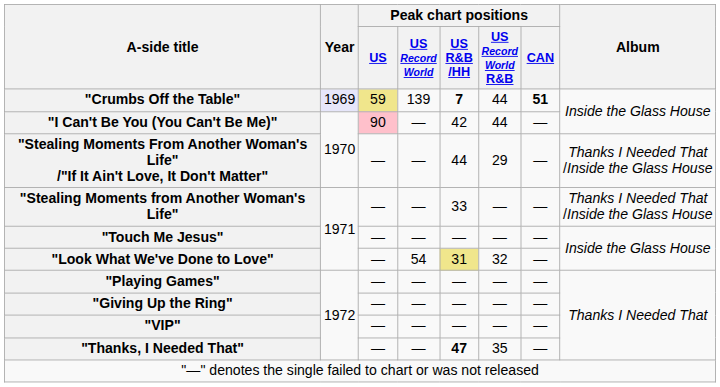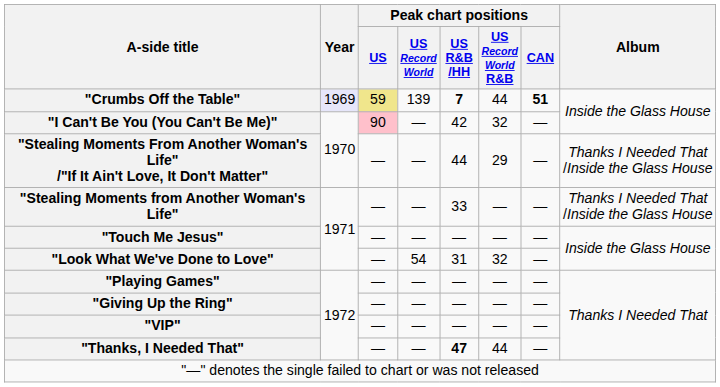(500, 122) 44 -> (500, 122) 32
(459, 259) khaki background -> (459, 259) no background
(500, 348) 35 -> (500, 348) 44
